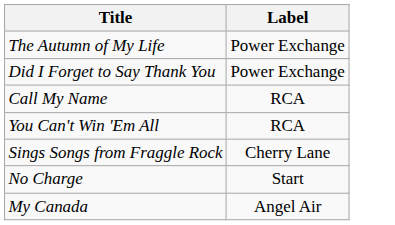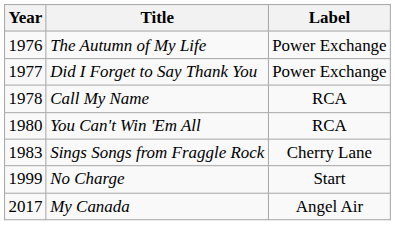+ column: (25, 17)
